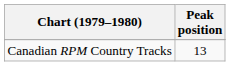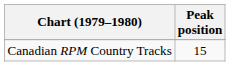(200, 50) 13 -> (200, 50) 15
